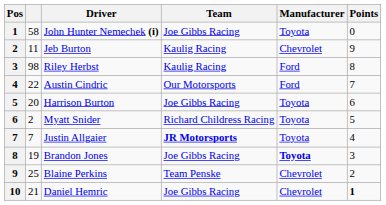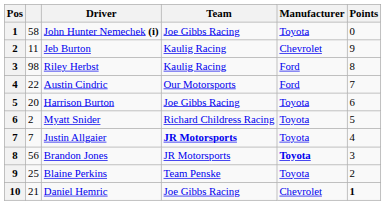(33, 155) 19 -> (33, 155) 56
(202, 155) Joe Gibbs Racing -> (197, 155) JR Motorsports
(301, 173) Chevrolet -> (294, 173) Toyota
